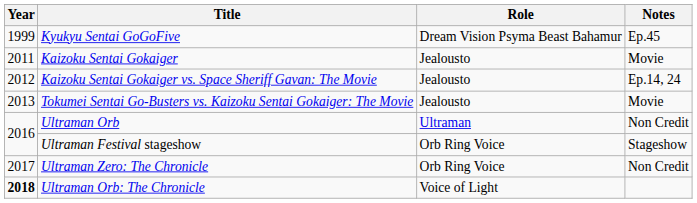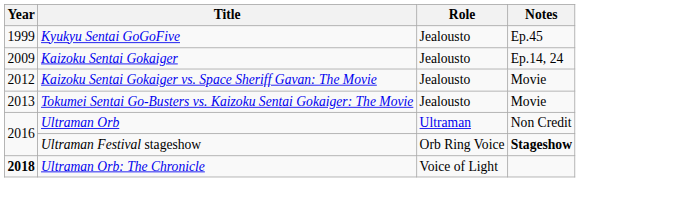(521, 36) Dream Vision Psyma Beast Bahamur -> (445, 36) Jealousto
(21, 58) 2011 -> (21, 58) 2009
(646, 58) Movie -> (537, 58) Ep.14, 24
(654, 79) Ep.14, 24 -> (529, 79) Movie
(657, 144) normal -> (541, 144) bold
- row: (125, 166)
